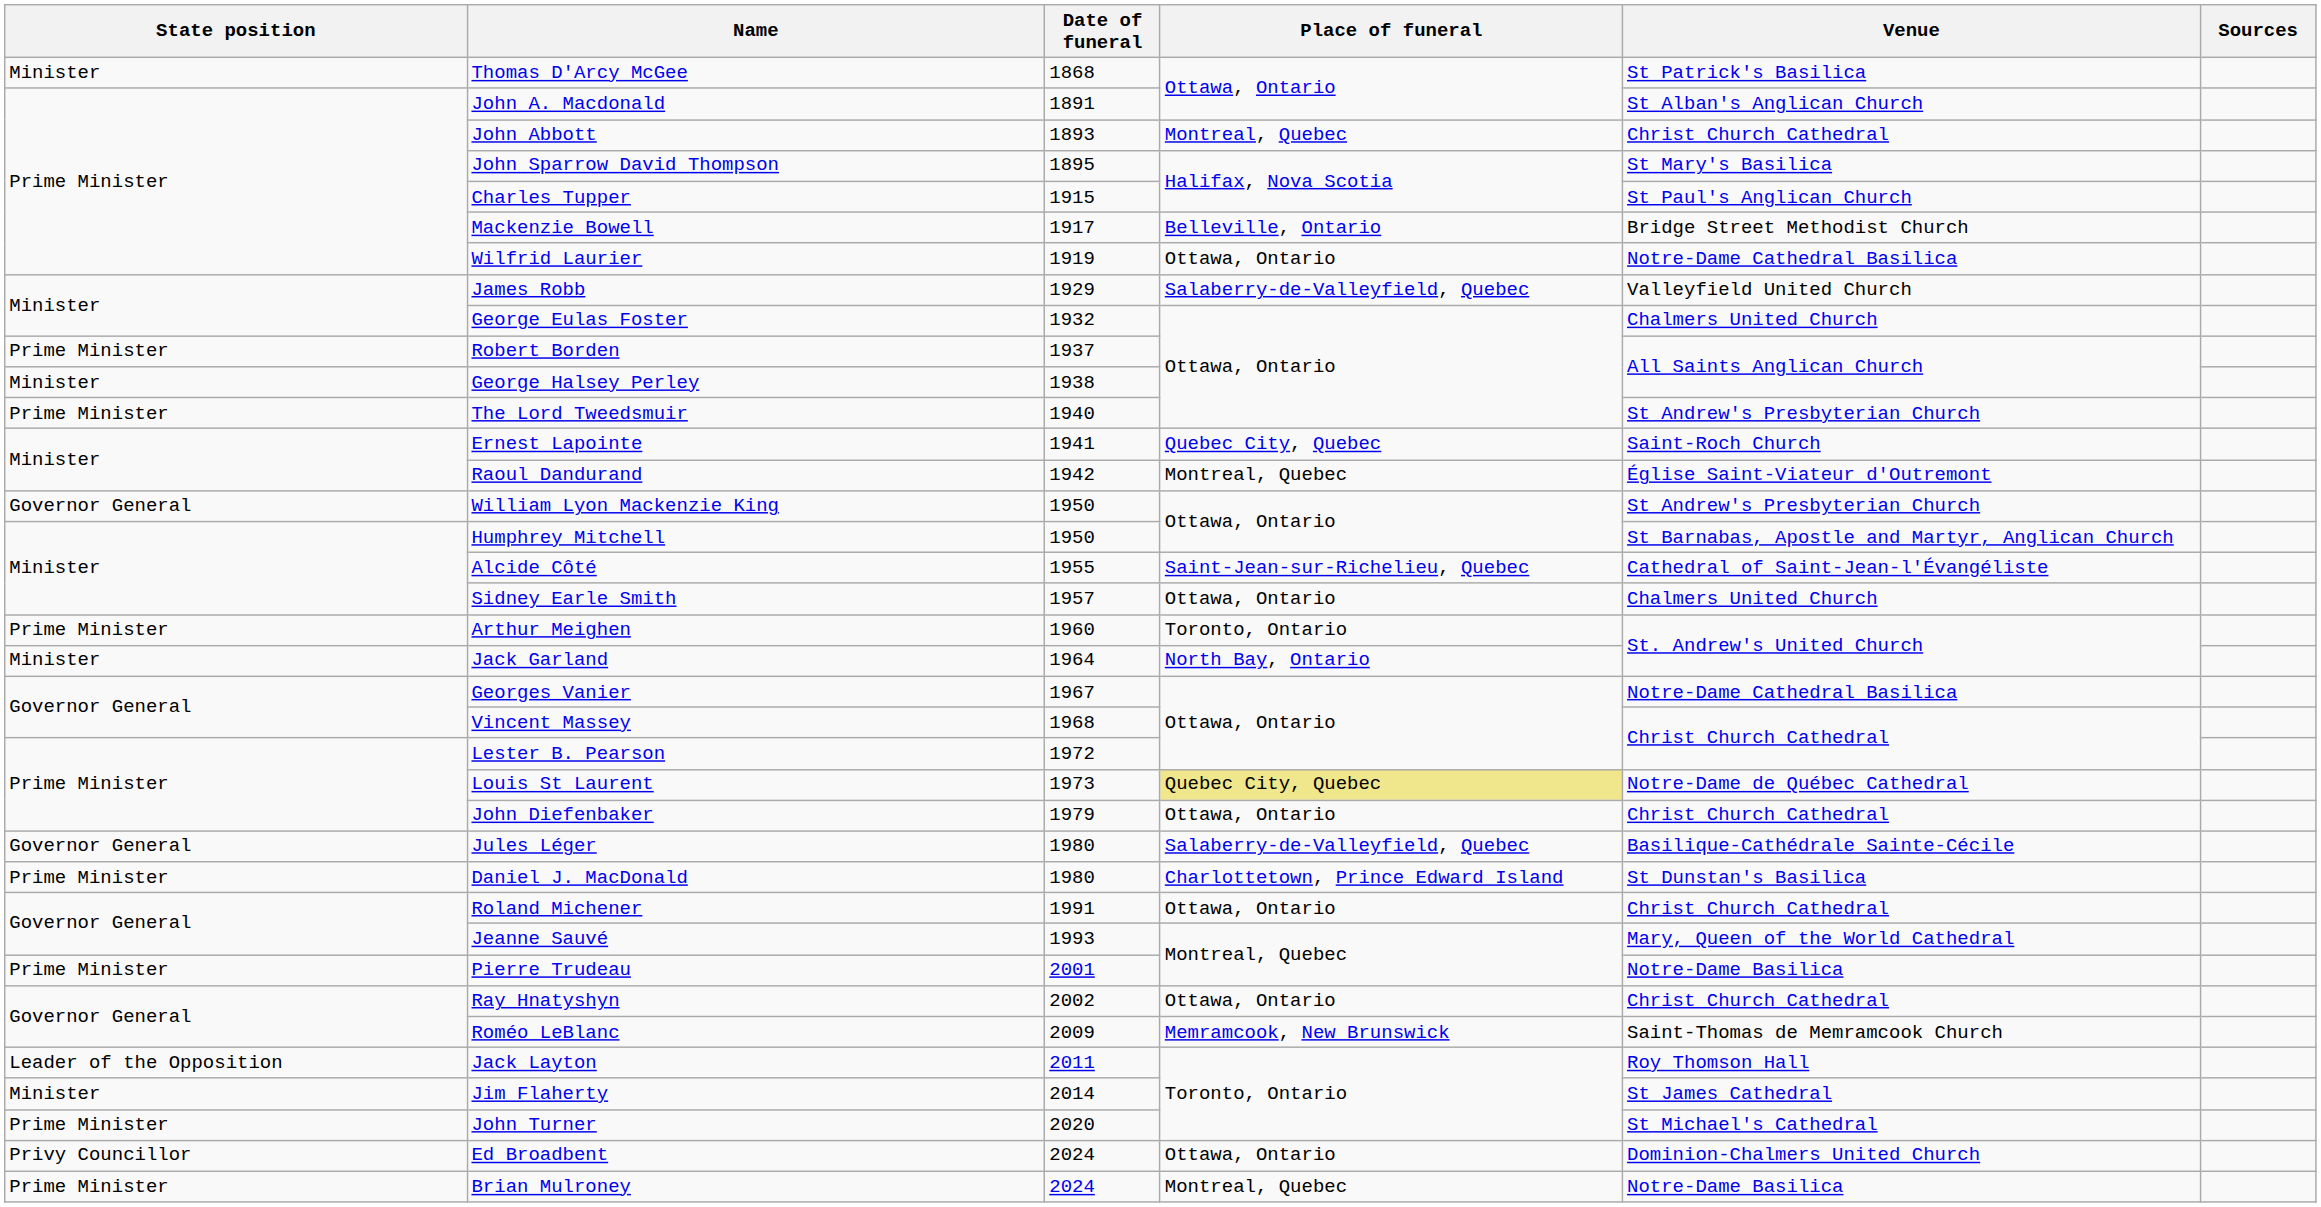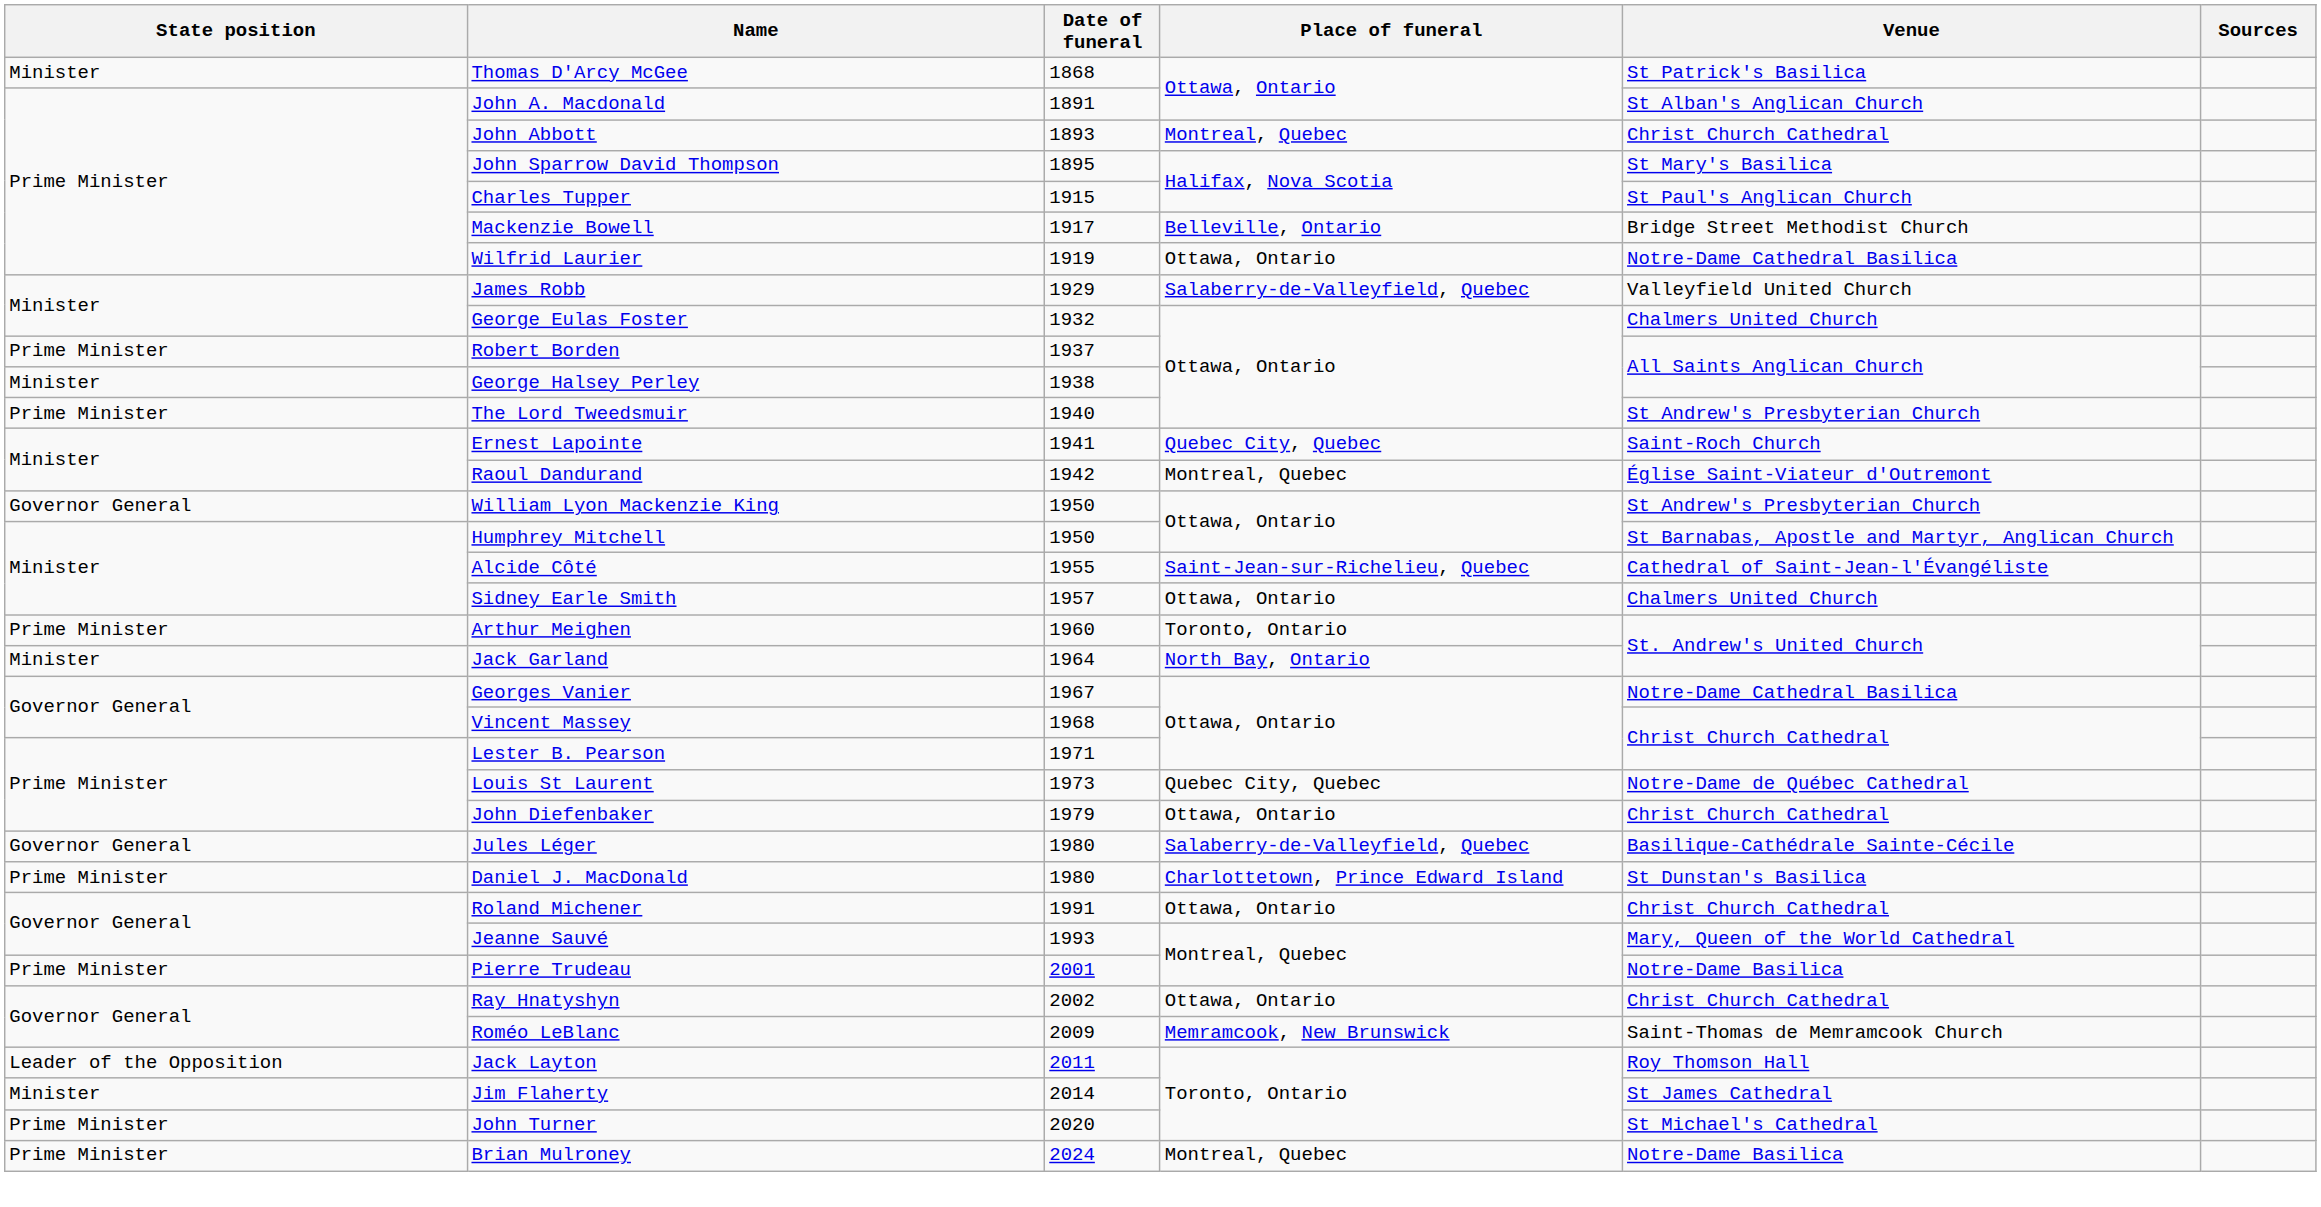(1072, 754) 1972 -> (1072, 754) 1971
(1273, 785) khaki background -> (1273, 785) no background
- row: (540, 1156)
